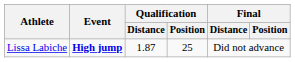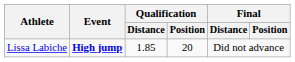(146, 48) 1.87 -> (146, 48) 1.85
(187, 48) 25 -> (187, 48) 20
